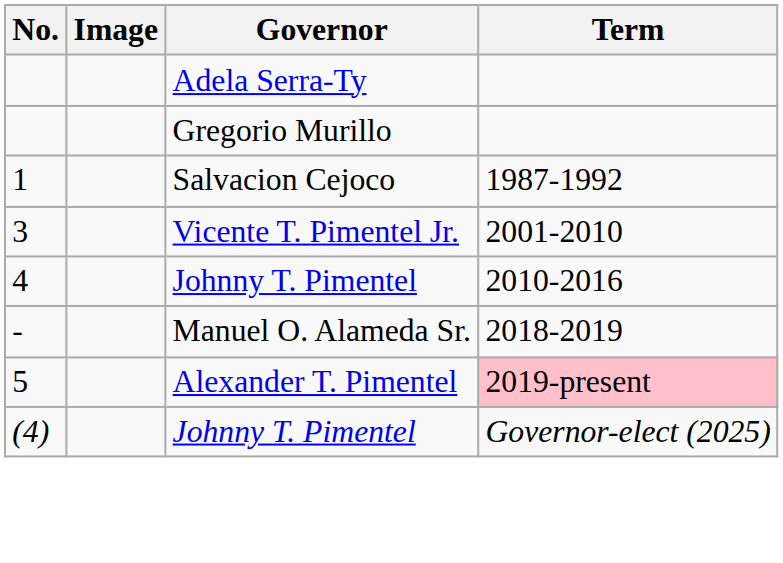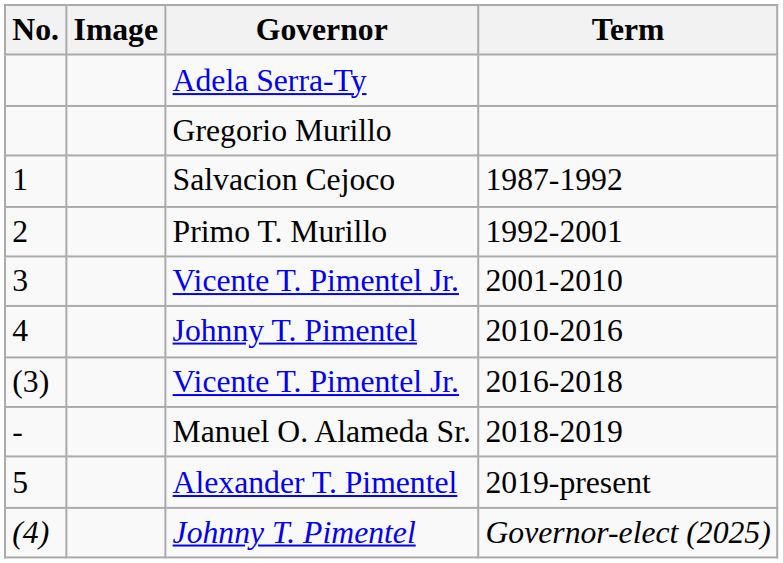+ row: (20, 230)
+ row: (31, 381)
(568, 381) pink background -> (568, 481) no background
